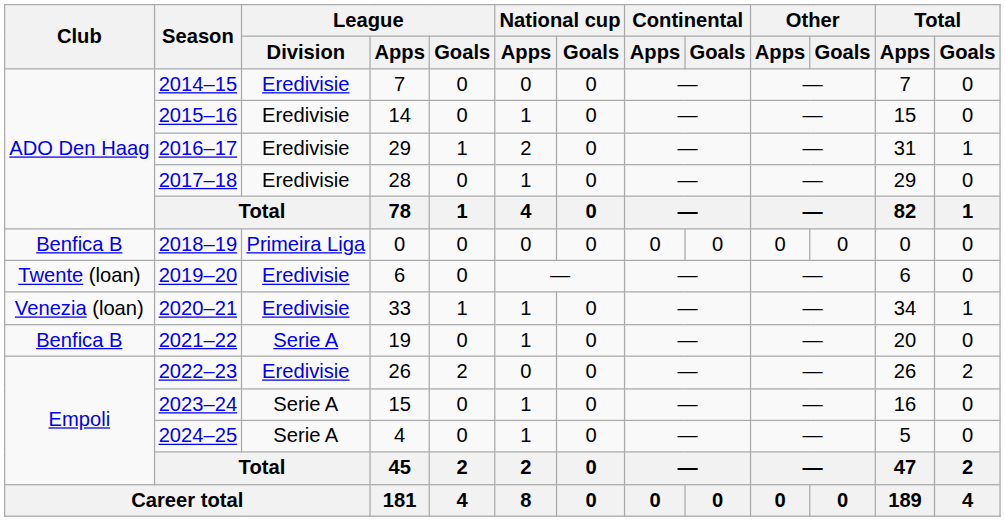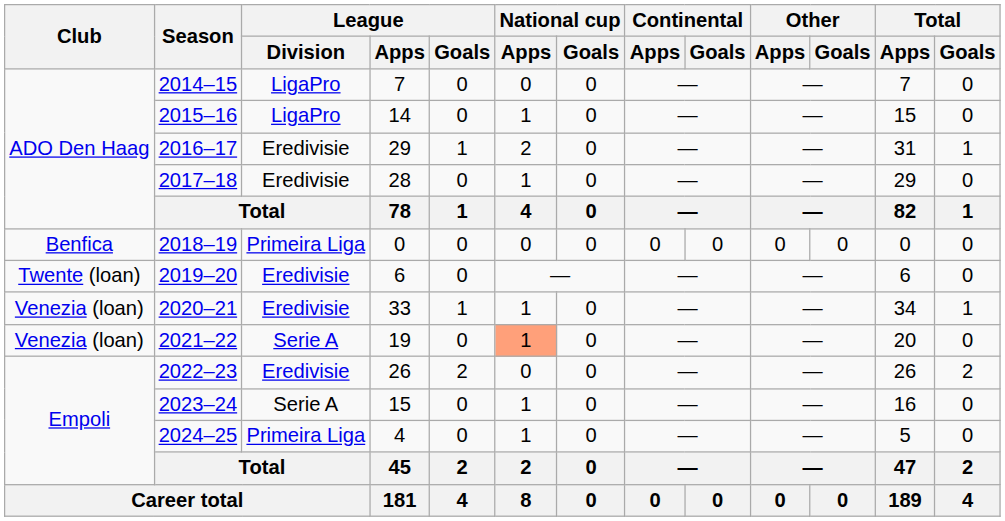(306, 84) Eredivisie -> (306, 84) LigaPro
(306, 116) Eredivisie -> (306, 116) LigaPro
(79, 244) Benfica B -> (79, 244) Benfica
(79, 340) Benfica B -> (79, 340) Venezia (loan)
(526, 340) no background -> (526, 340) lightsalmon background
(306, 436) Serie A -> (306, 436) Primeira Liga
